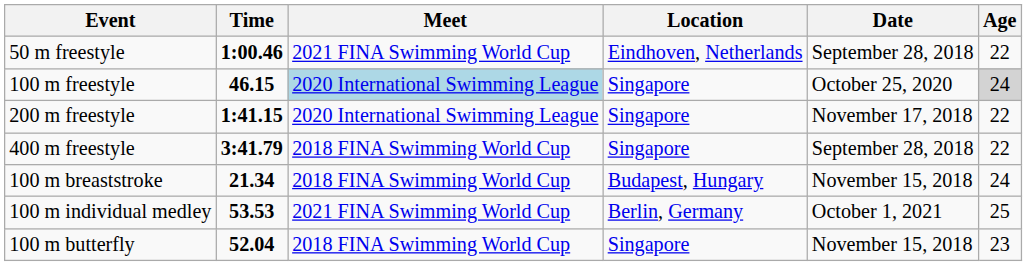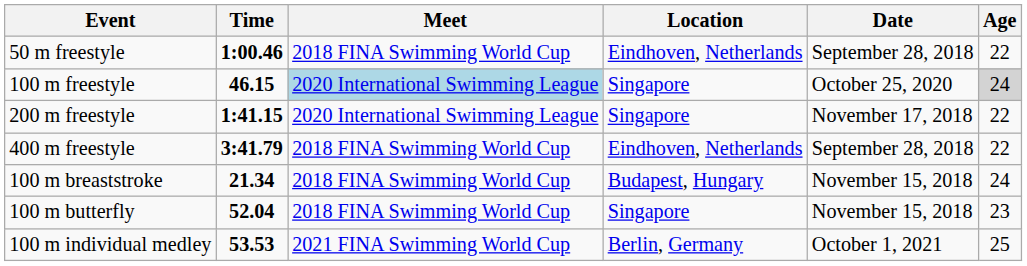(431, 52) 2021 FINA Swimming World Cup -> (431, 52) 2018 FINA Swimming World Cup
(649, 148) Singapore -> (705, 148) Eindhoven, Netherlands
rows swapped: (72, 244) <-> (110, 212)
